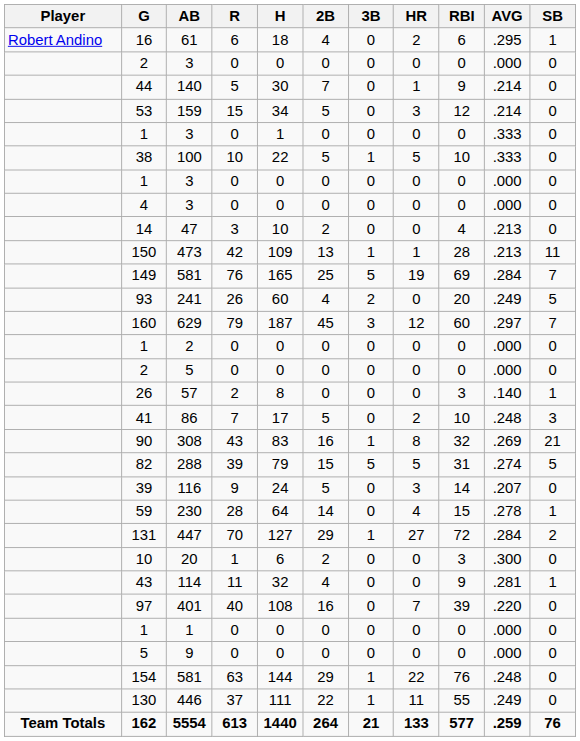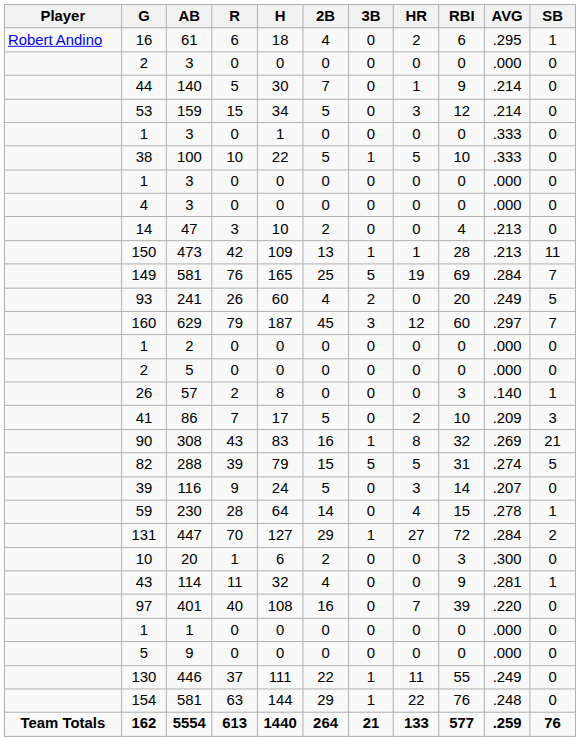(507, 417) .248 -> (507, 417) .209
rows swapped: (144, 700) <-> (144, 677)
